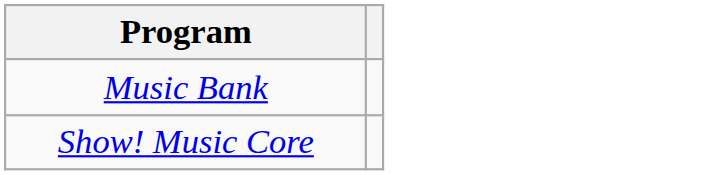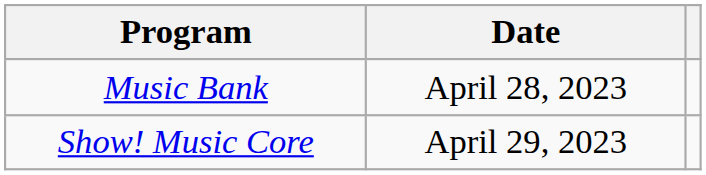+ column: (526, 31)
